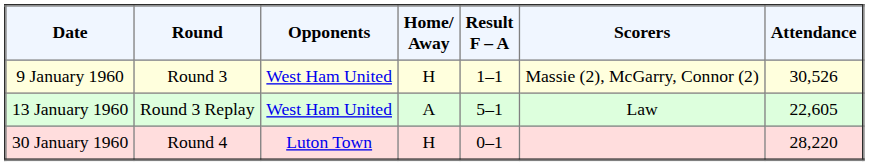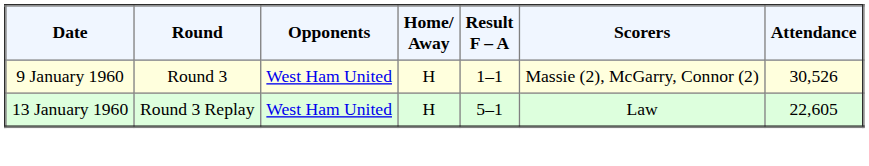(429, 109) A -> (429, 109) H
- row: (70, 142)
